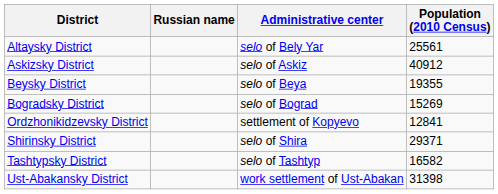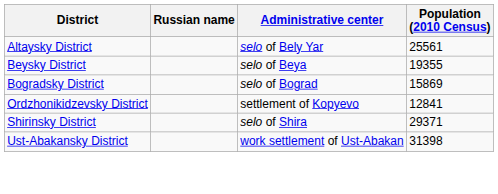- row: (50, 65)
(426, 103) 15269 -> (426, 84) 15869
- row: (57, 160)
